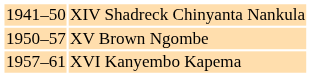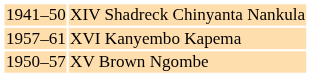rows swapped: (139, 38) <-> (156, 62)
